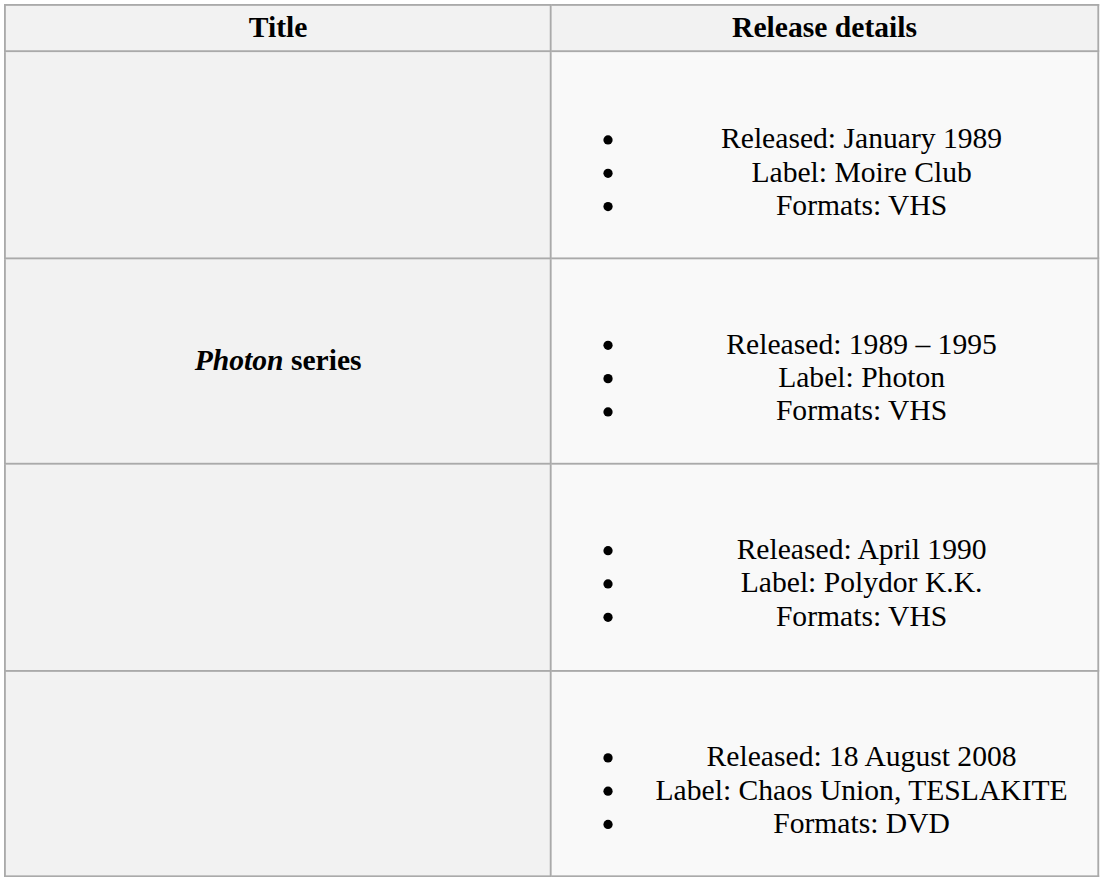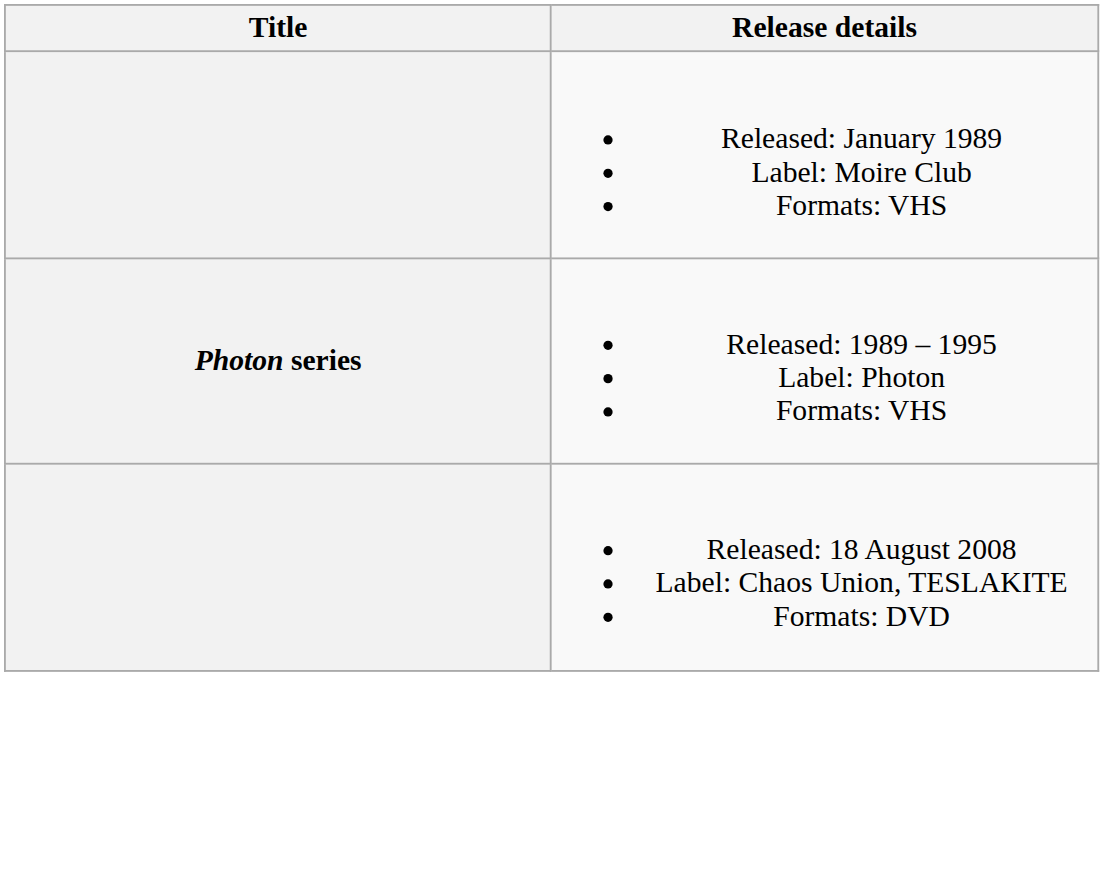- row: (825, 584)
